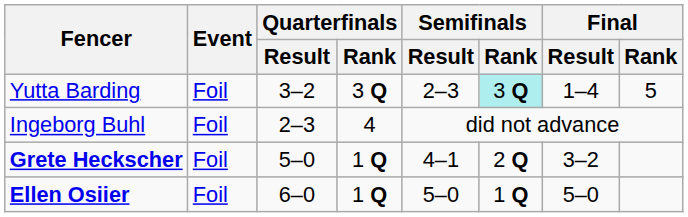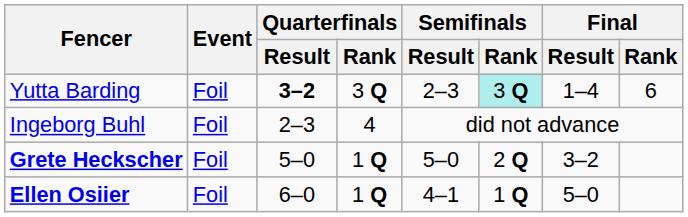(297, 91) normal -> (297, 91) bold
(651, 91) 5 -> (651, 91) 6
(441, 160) 4–1 -> (441, 160) 5–0
(441, 194) 5–0 -> (441, 194) 4–1
